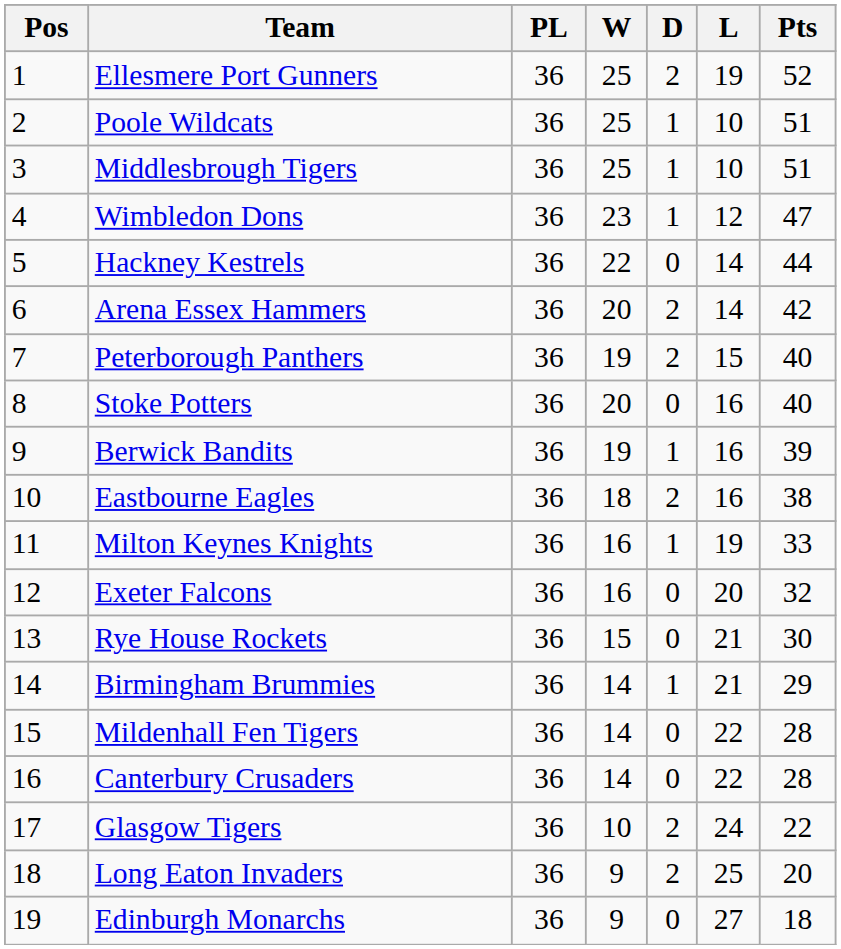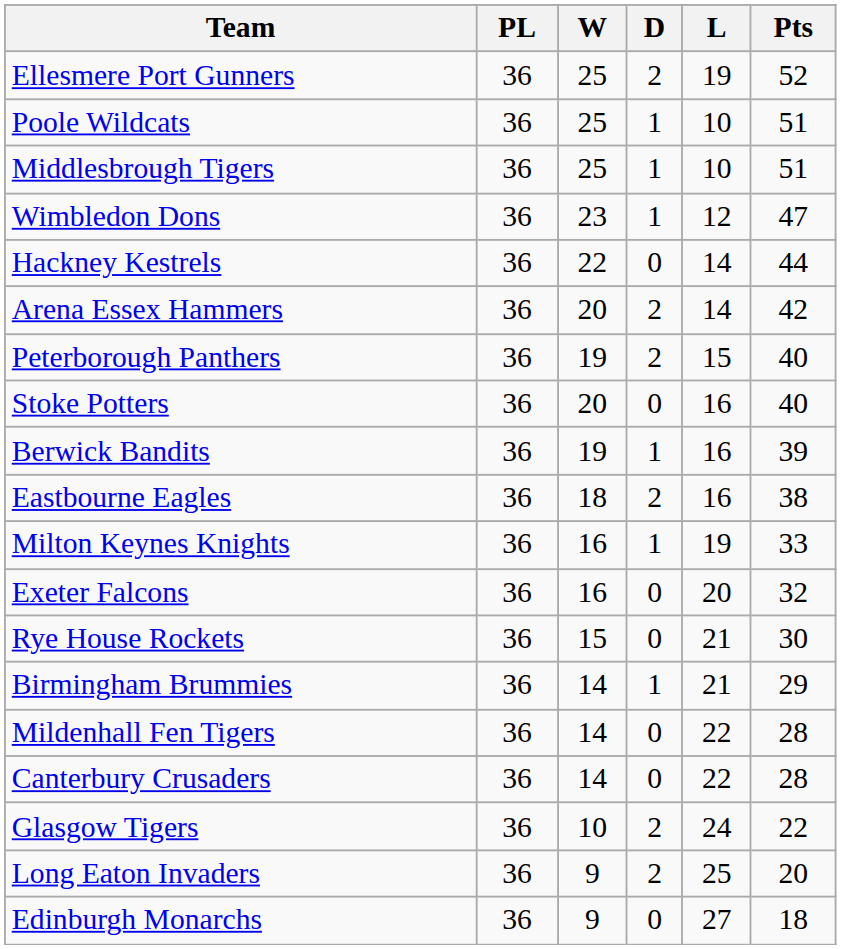- column: (46, 27)
